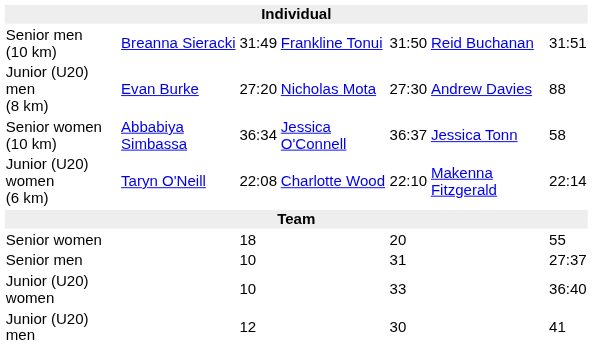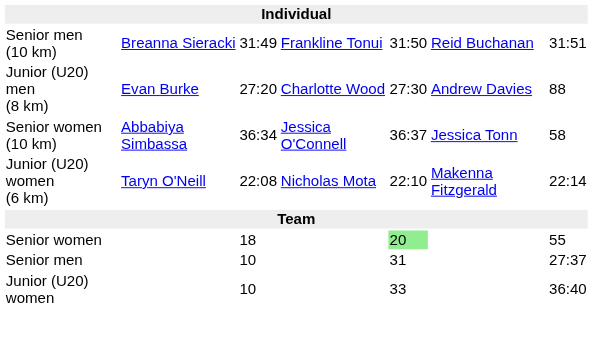(328, 89) Nicholas Mota -> (333, 89) Charlotte Wood
(333, 181) Charlotte Wood -> (328, 181) Nicholas Mota
(398, 239) no background -> (398, 239) lightgreen background
- row: (47, 327)
